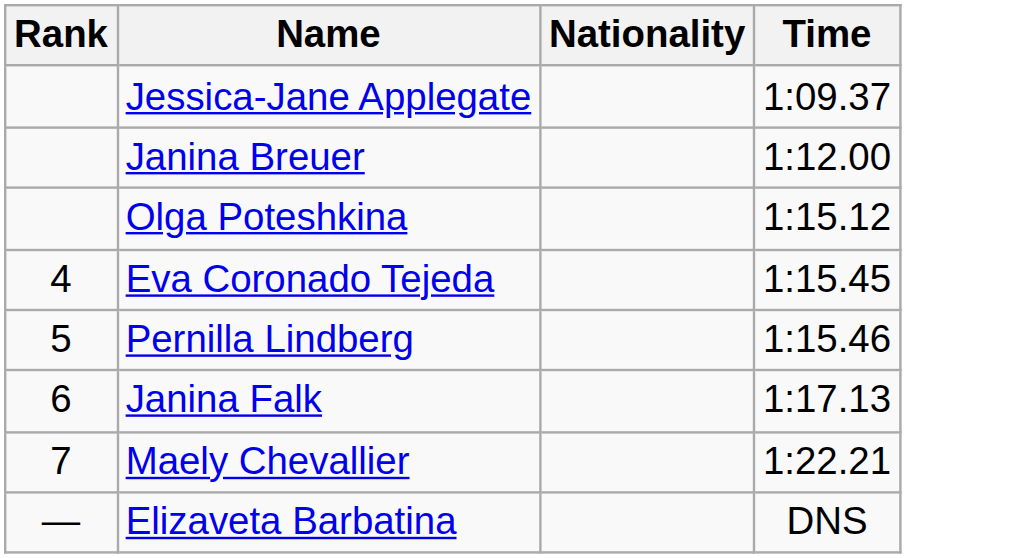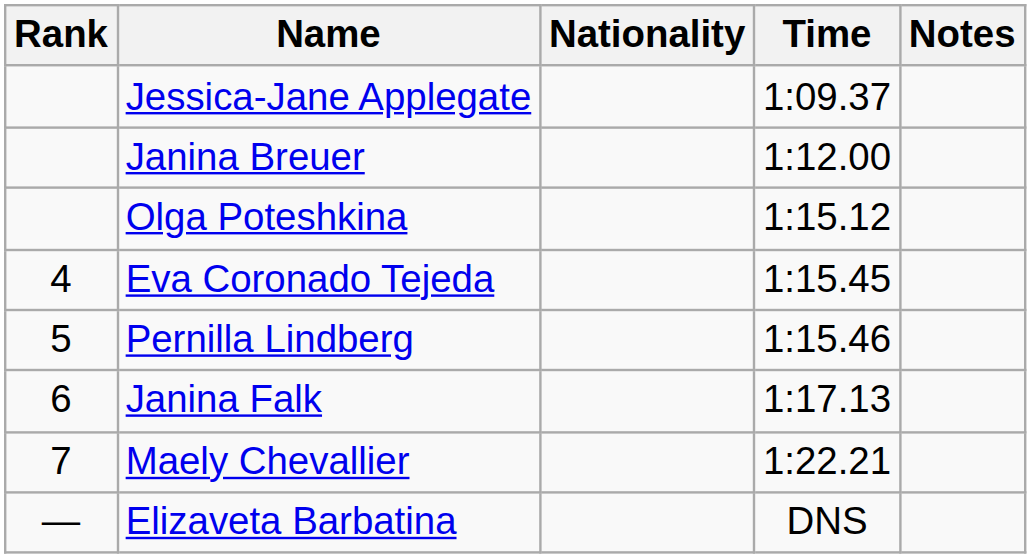+ column: (962, 34)
